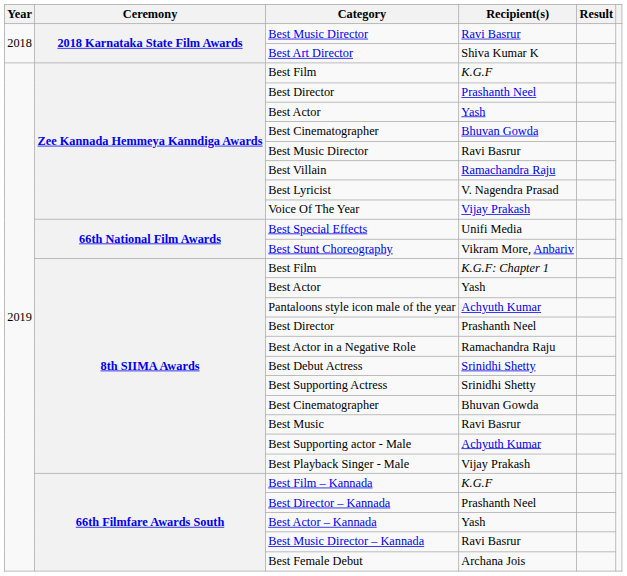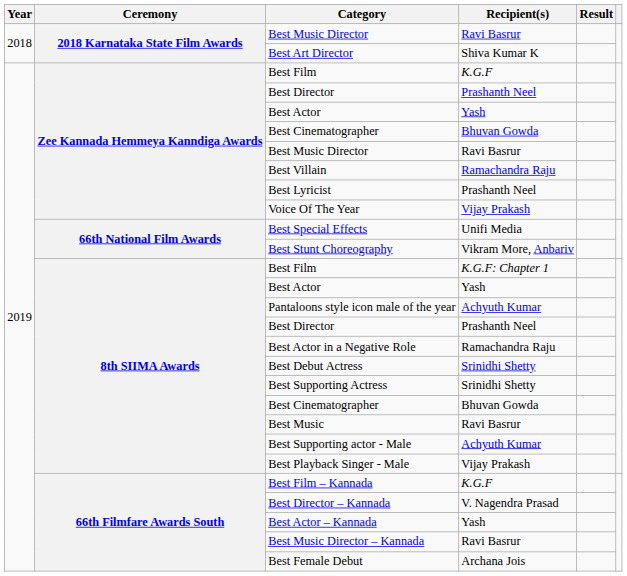(510, 190) V. Nagendra Prasad -> (499, 190) Prashanth Neel
(499, 502) Prashanth Neel -> (510, 502) V. Nagendra Prasad
